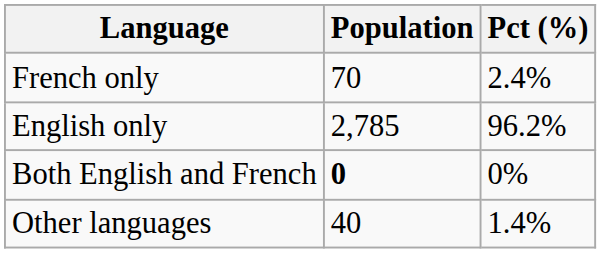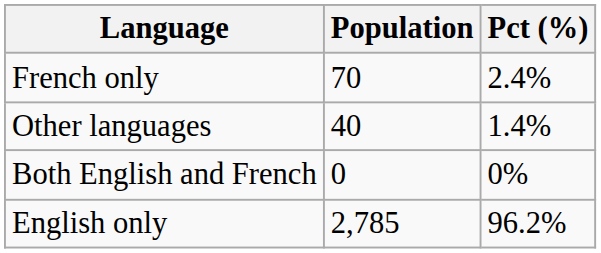rows swapped: (90, 125) <-> (112, 222)
(338, 174) bold -> (338, 174) normal
